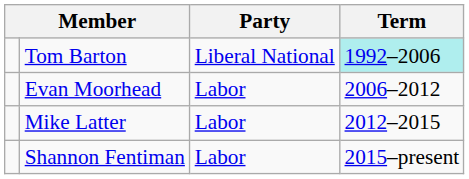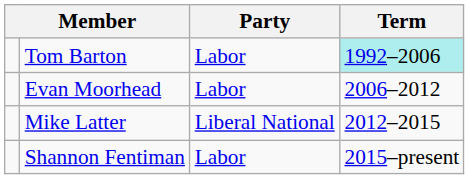(265, 55) Liberal National -> (220, 55) Labor
(220, 122) Labor -> (265, 122) Liberal National
